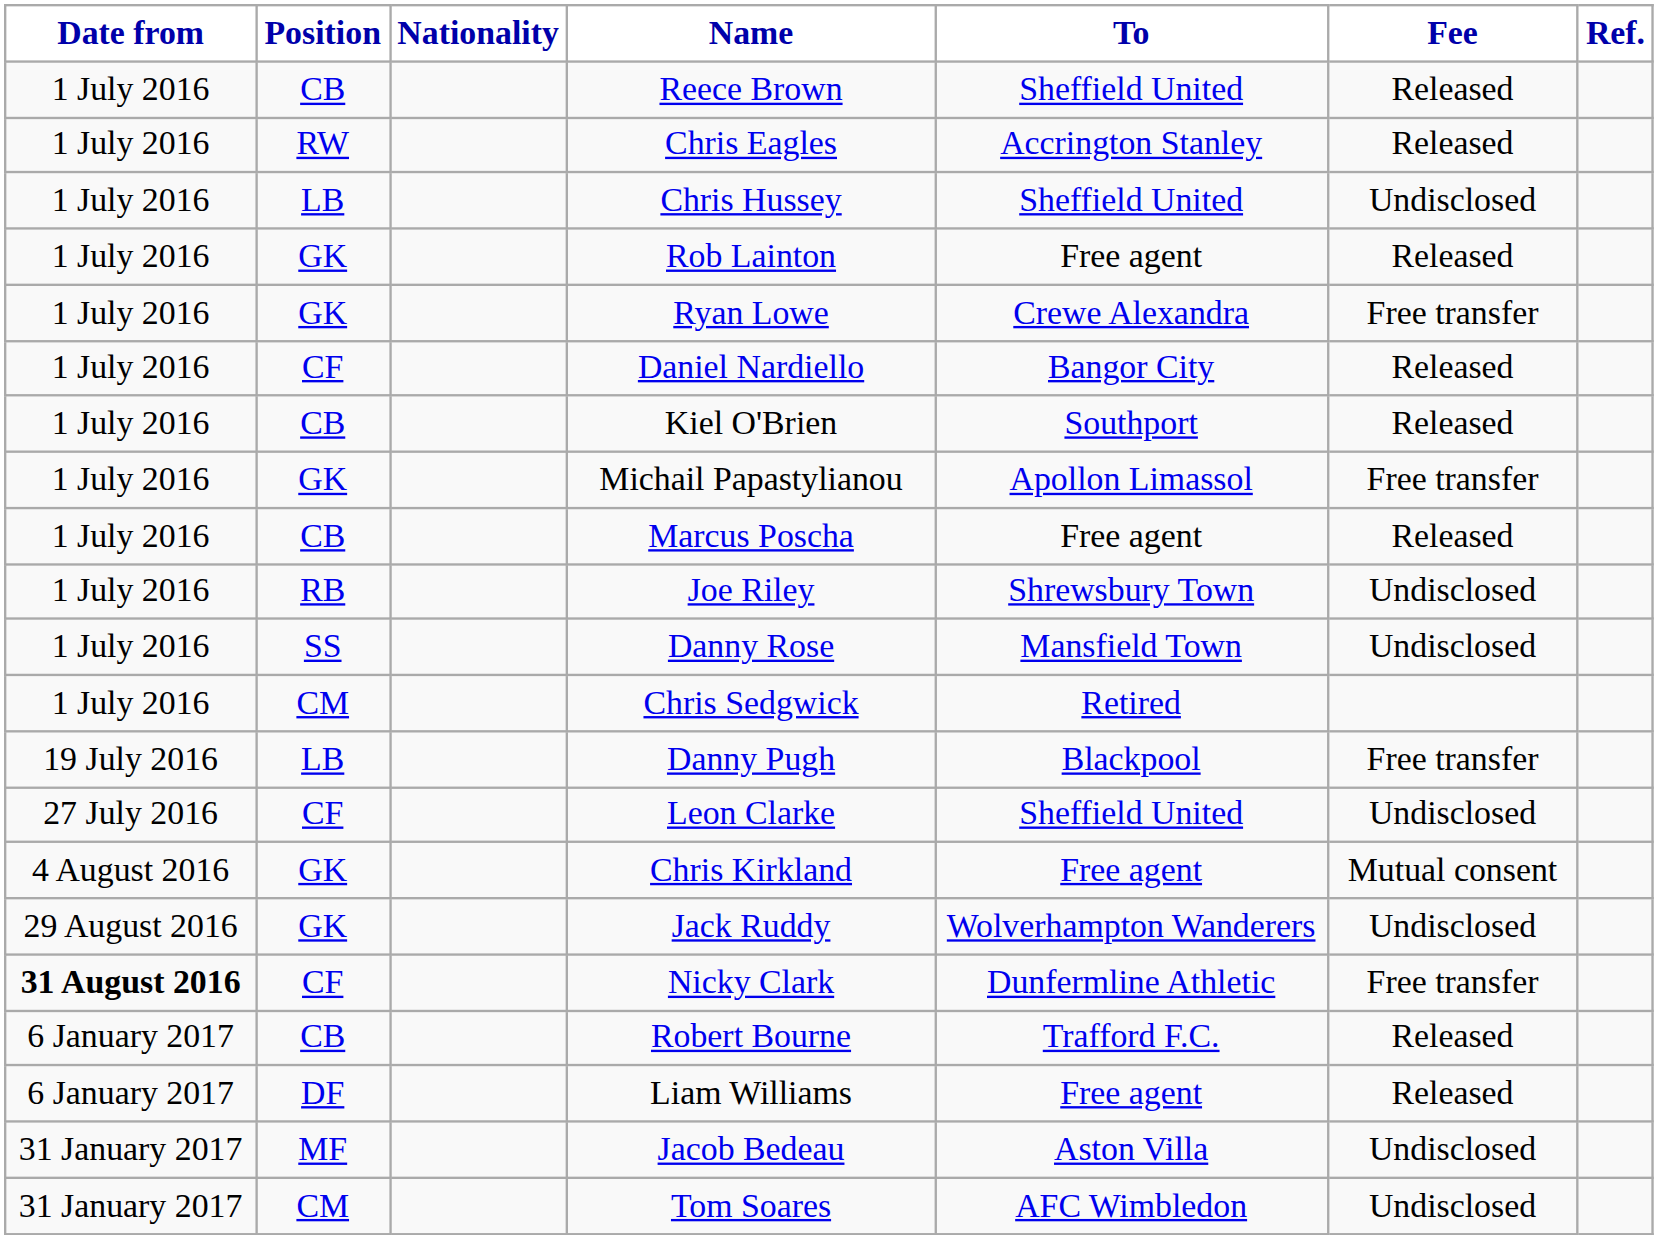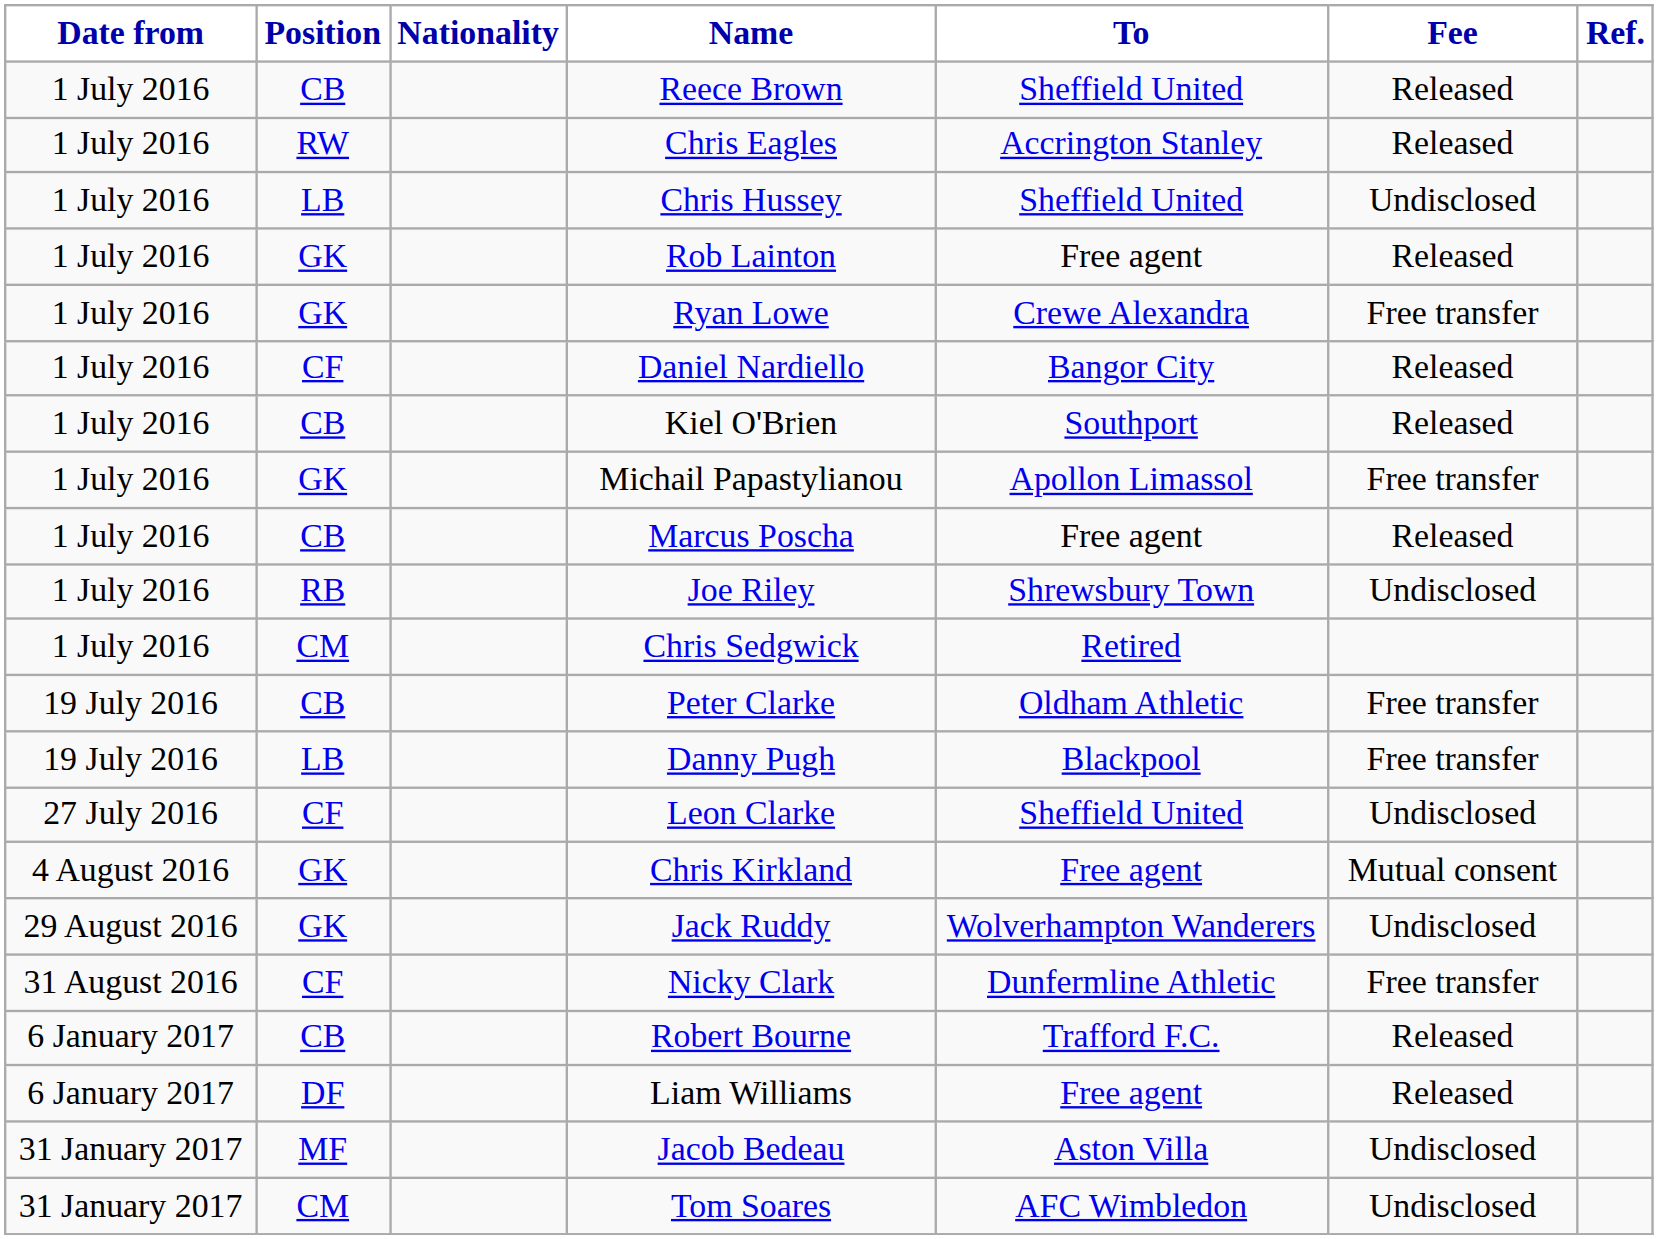- row: (751, 646)
+ row: (751, 702)
(131, 981) bold -> (131, 981) normal
